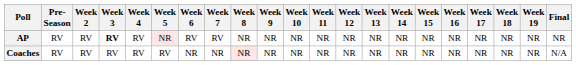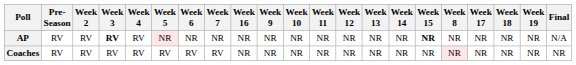columns swapped: (244, 17) <-> (454, 17)
(191, 38) RV -> (191, 38) NR
(218, 38) RV -> (218, 38) NR
(428, 38) normal -> (428, 38) bold
(559, 38) NR -> (559, 38) N/A
(191, 53) NR -> (191, 53) RV
(218, 53) NR -> (218, 53) RV
(559, 53) N/A -> (559, 53) NR
